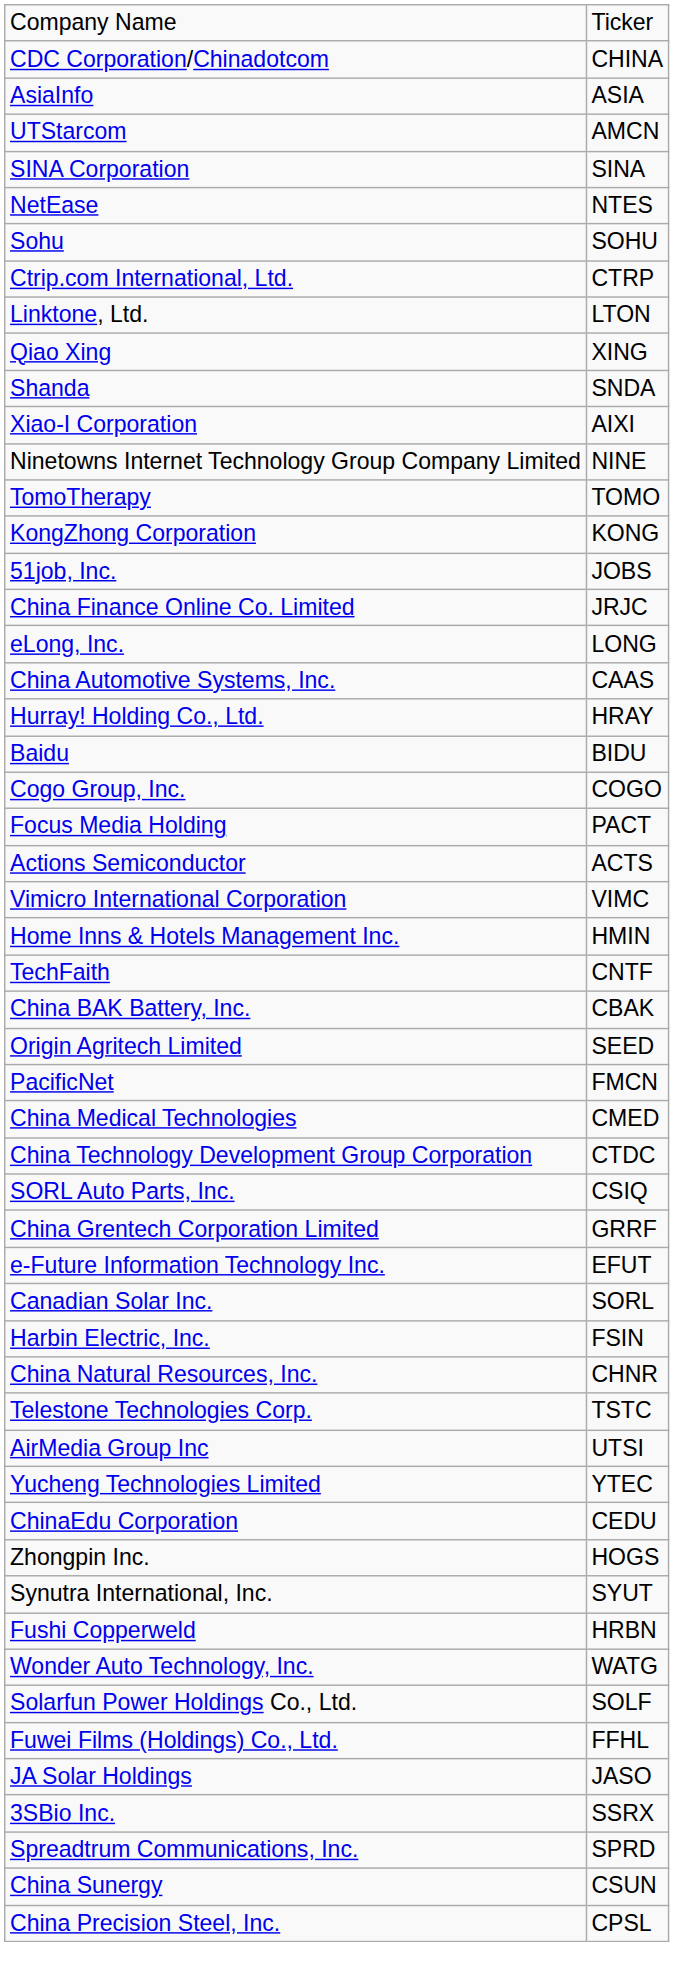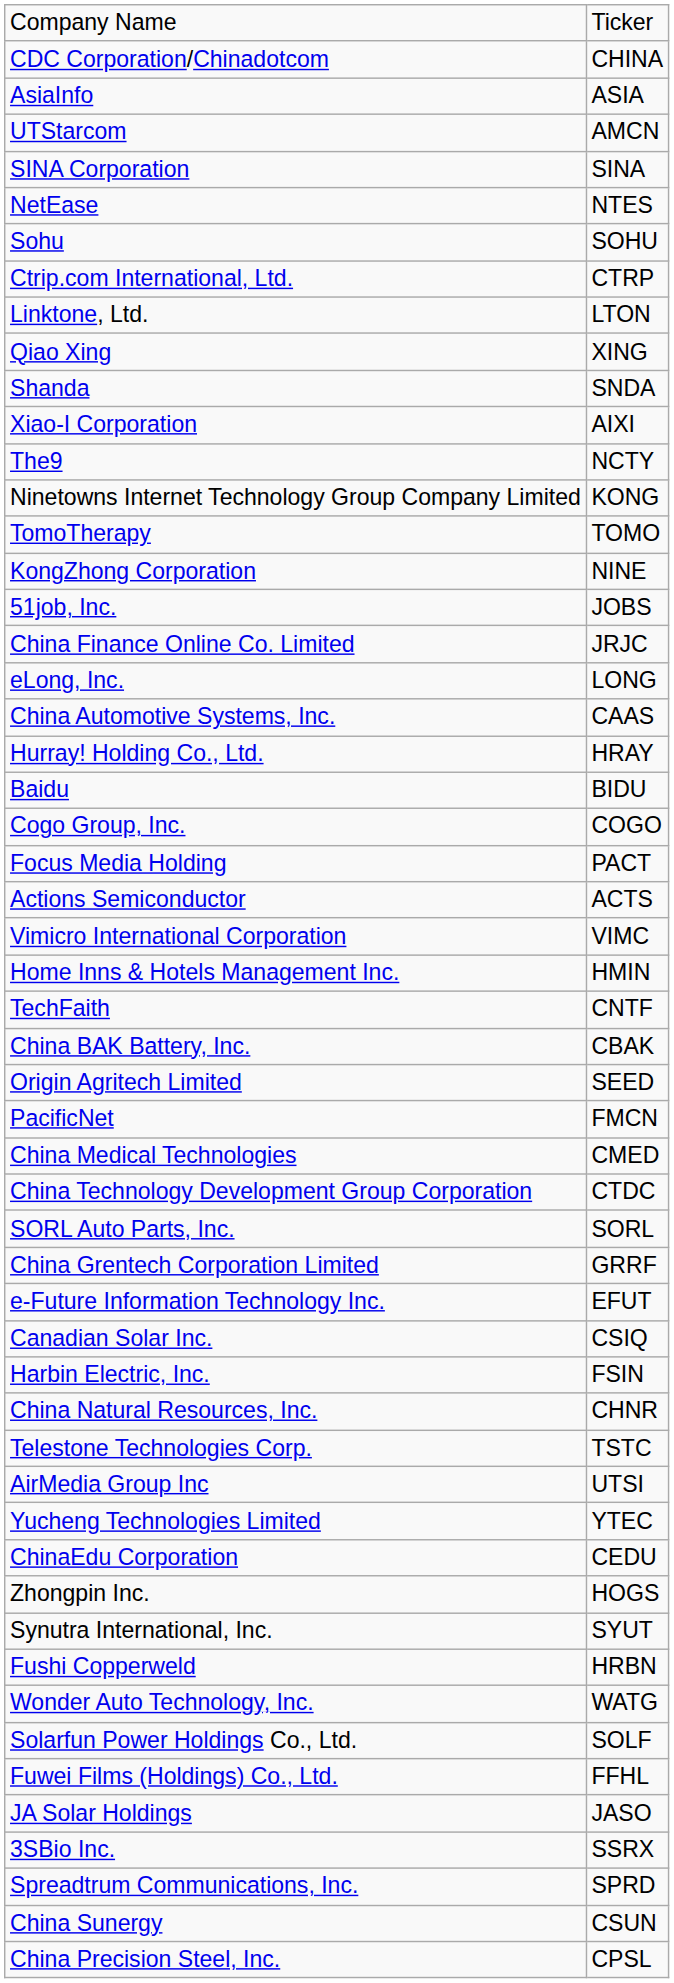+ row: (36, 461)
(619, 461) NINE -> (625, 497) KONG
(625, 534) KONG -> (619, 570) NINE
(620, 1192) CSIQ -> (623, 1228) SORL
(623, 1301) SORL -> (620, 1338) CSIQ
